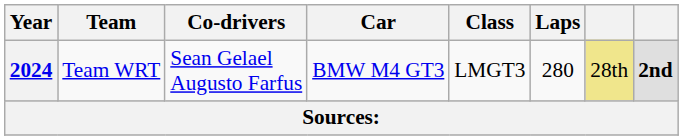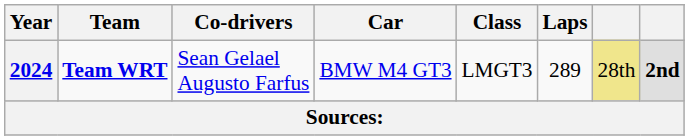(111, 70) normal -> (115, 70) bold
(558, 70) 280 -> (565, 70) 289
